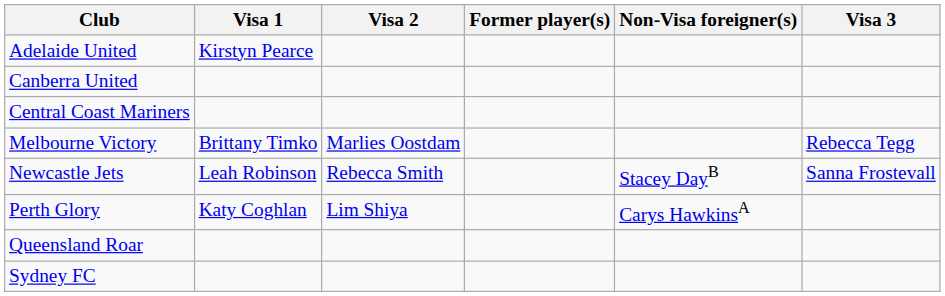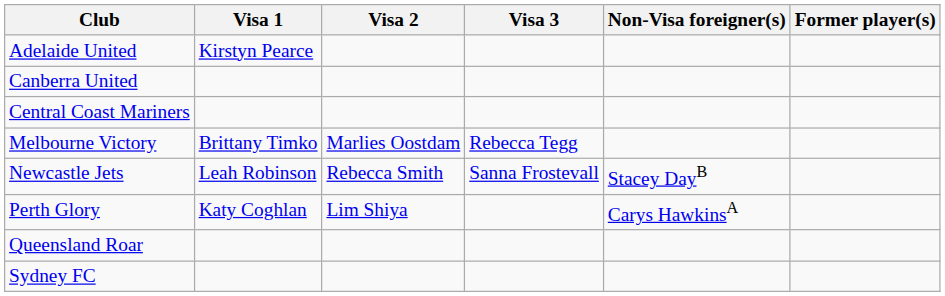columns swapped: (871, 19) <-> (540, 19)
